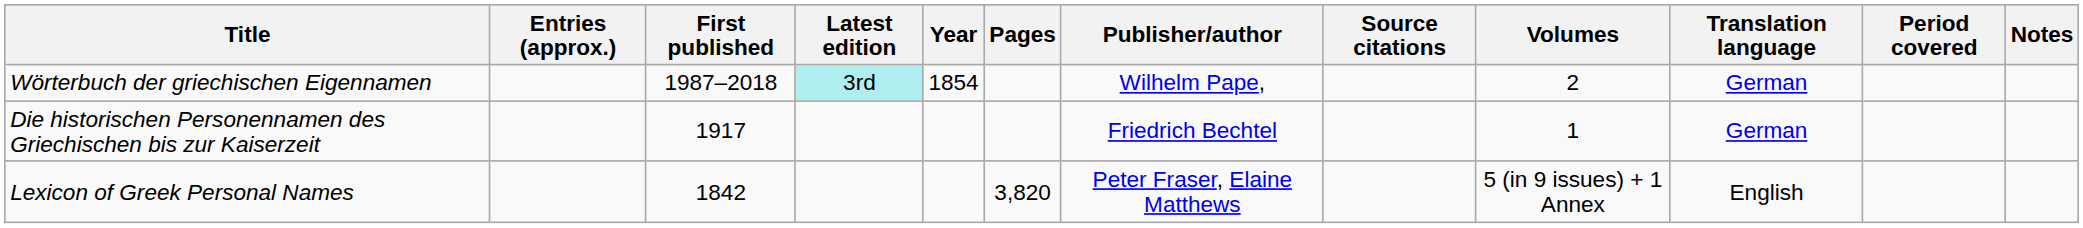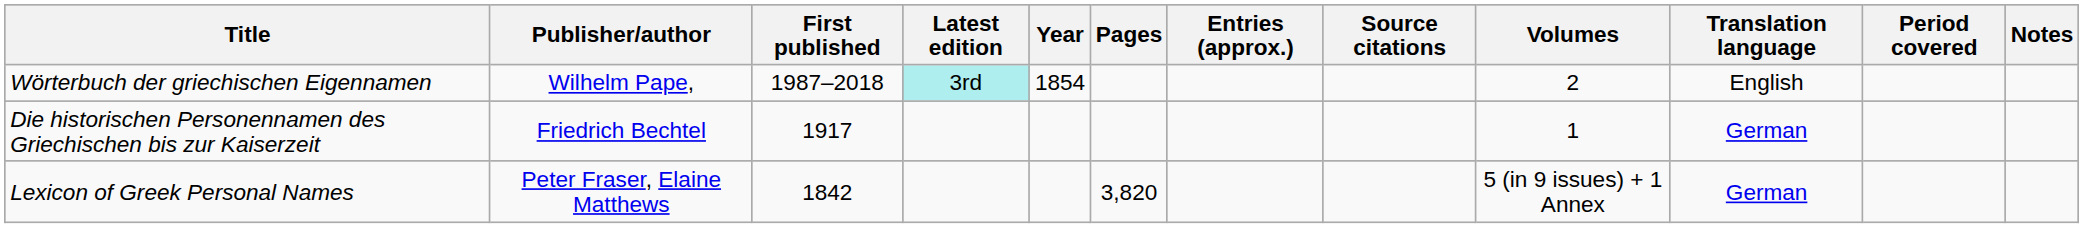columns swapped: (1192, 35) <-> (568, 35)
(1767, 83) German -> (1767, 83) English
(1767, 191) English -> (1767, 191) German
